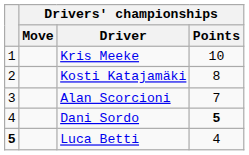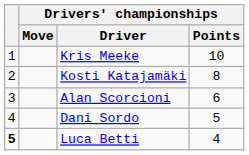(216, 98) 7 -> (216, 98) 6
(216, 119) bold -> (216, 119) normal
